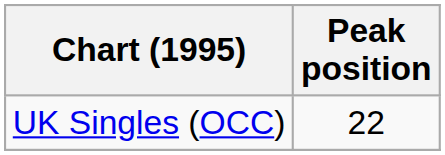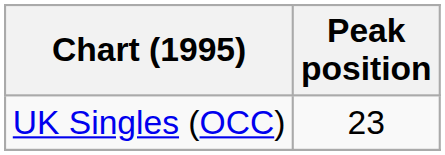(366, 122) 22 -> (366, 122) 23
